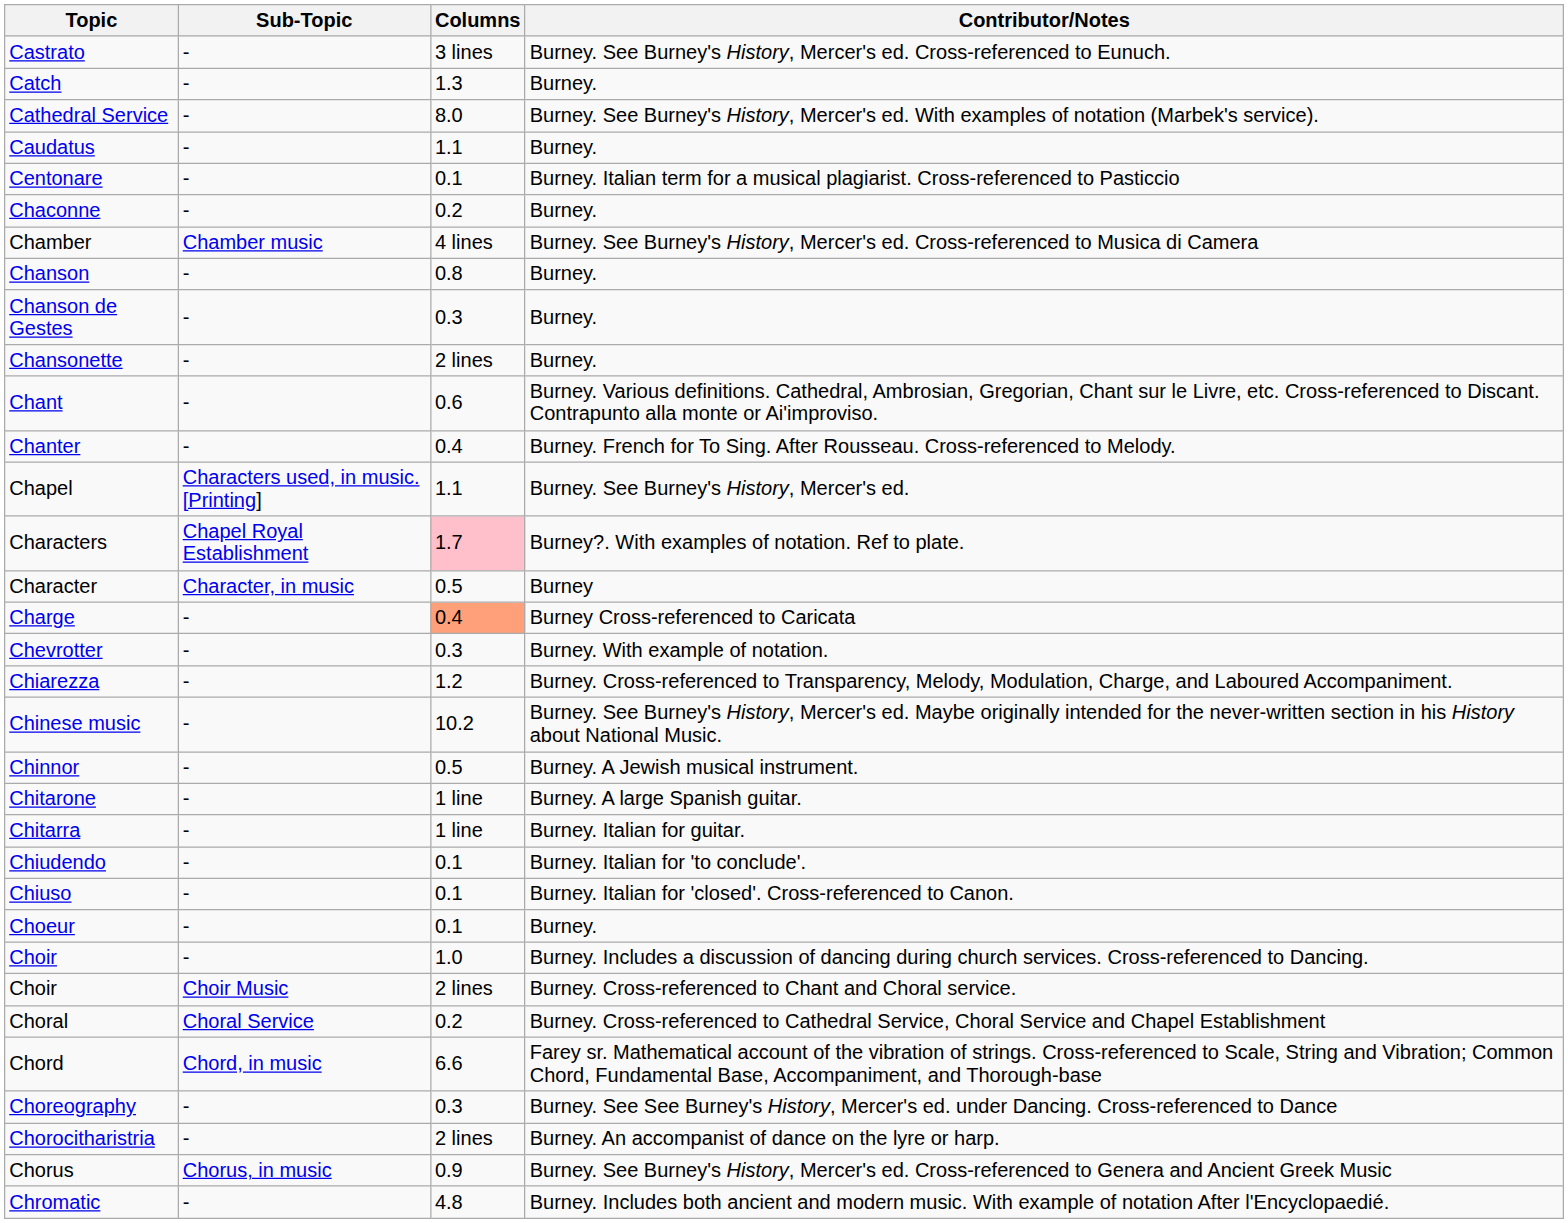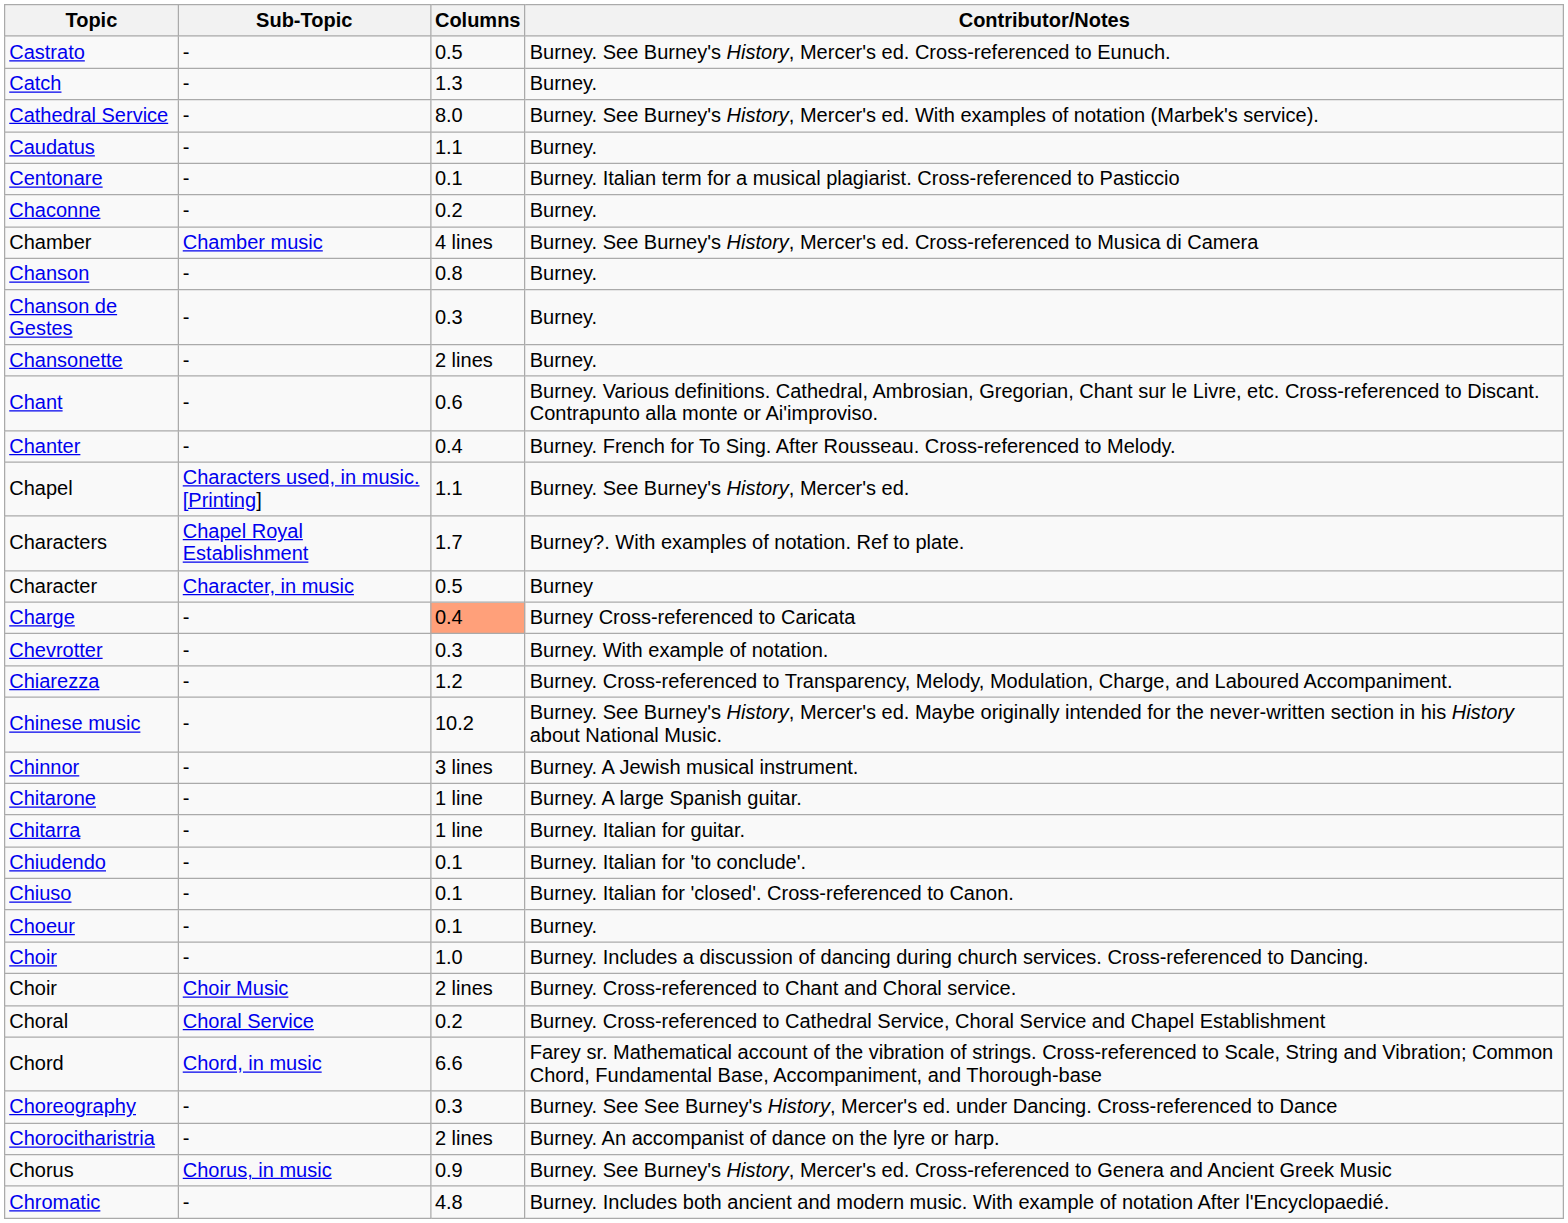(464, 52) 3 lines -> (449, 52) 0.5
(449, 543) pink background -> (449, 543) no background
(449, 767) 0.5 -> (464, 767) 3 lines
